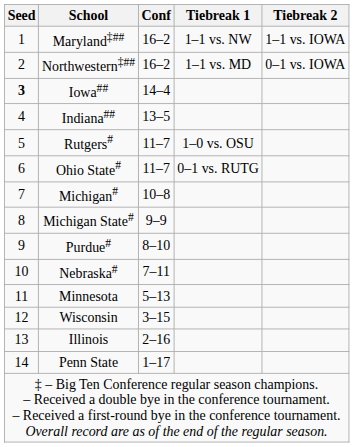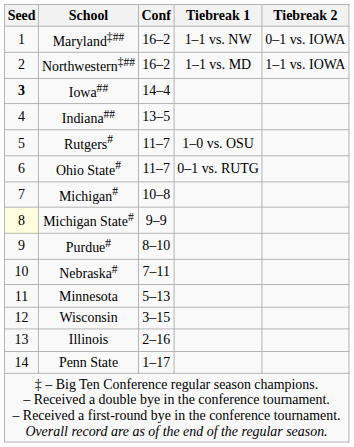(305, 39) 1–1 vs. IOWA -> (305, 39) 0–1 vs. IOWA
(305, 65) 0–1 vs. IOWA -> (305, 65) 1–1 vs. IOWA
(22, 220) no background -> (22, 220) lightyellow background
